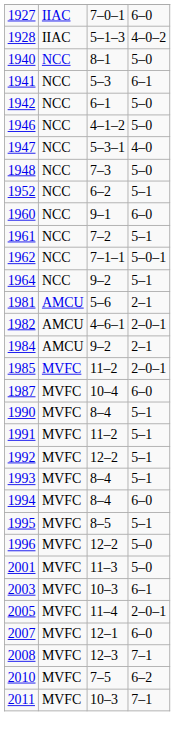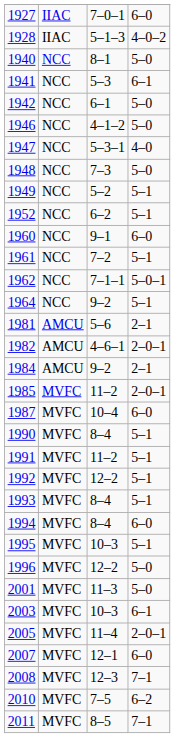+ row: (22, 192)
(101, 523) 8–5 -> (104, 545) 10–3
(104, 699) 10–3 -> (101, 721) 8–5
